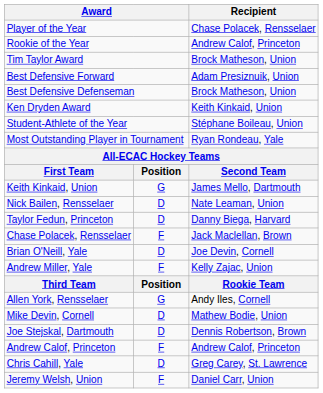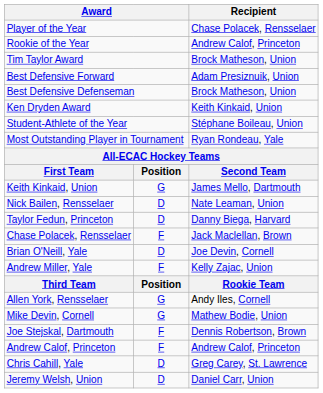(161, 316) D -> (161, 316) G
(161, 332) D -> (161, 332) F
(161, 380) F -> (161, 380) D
